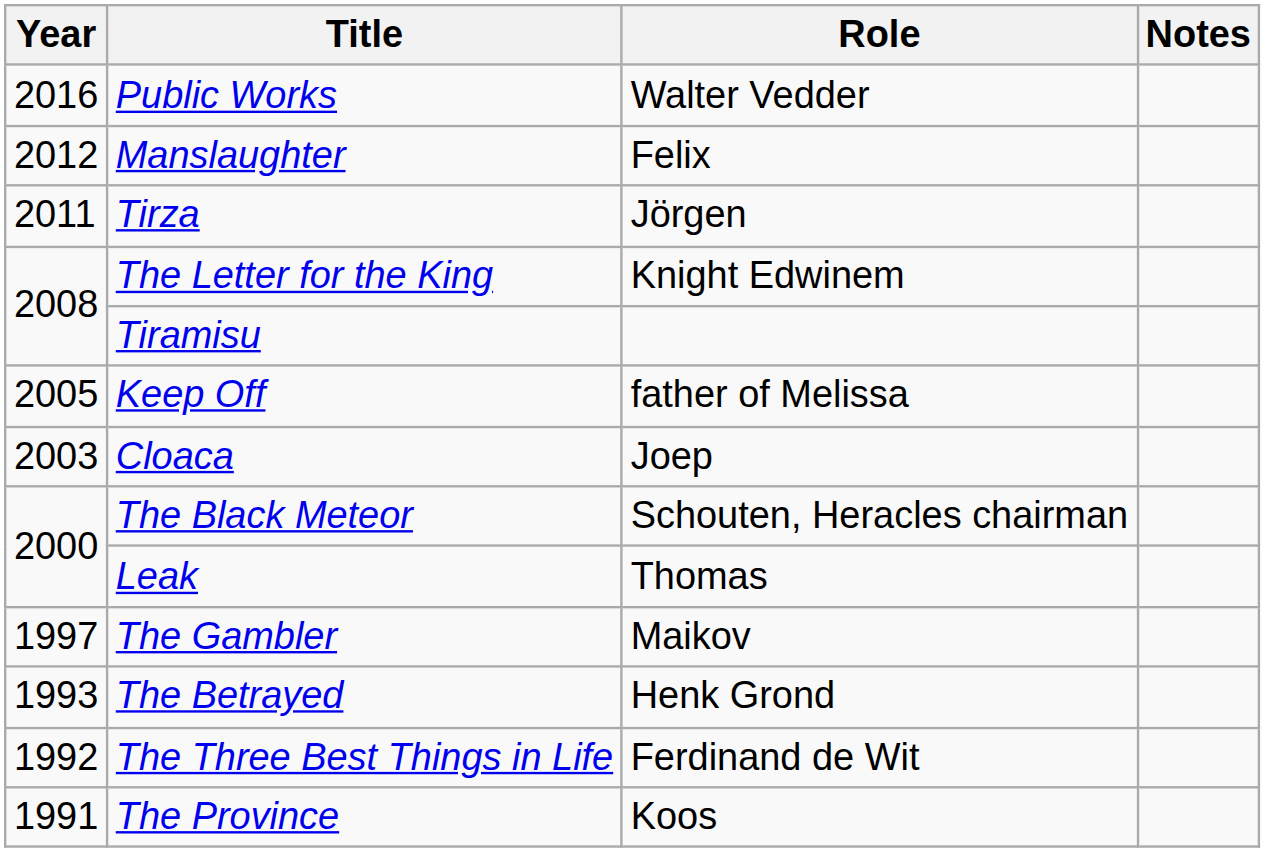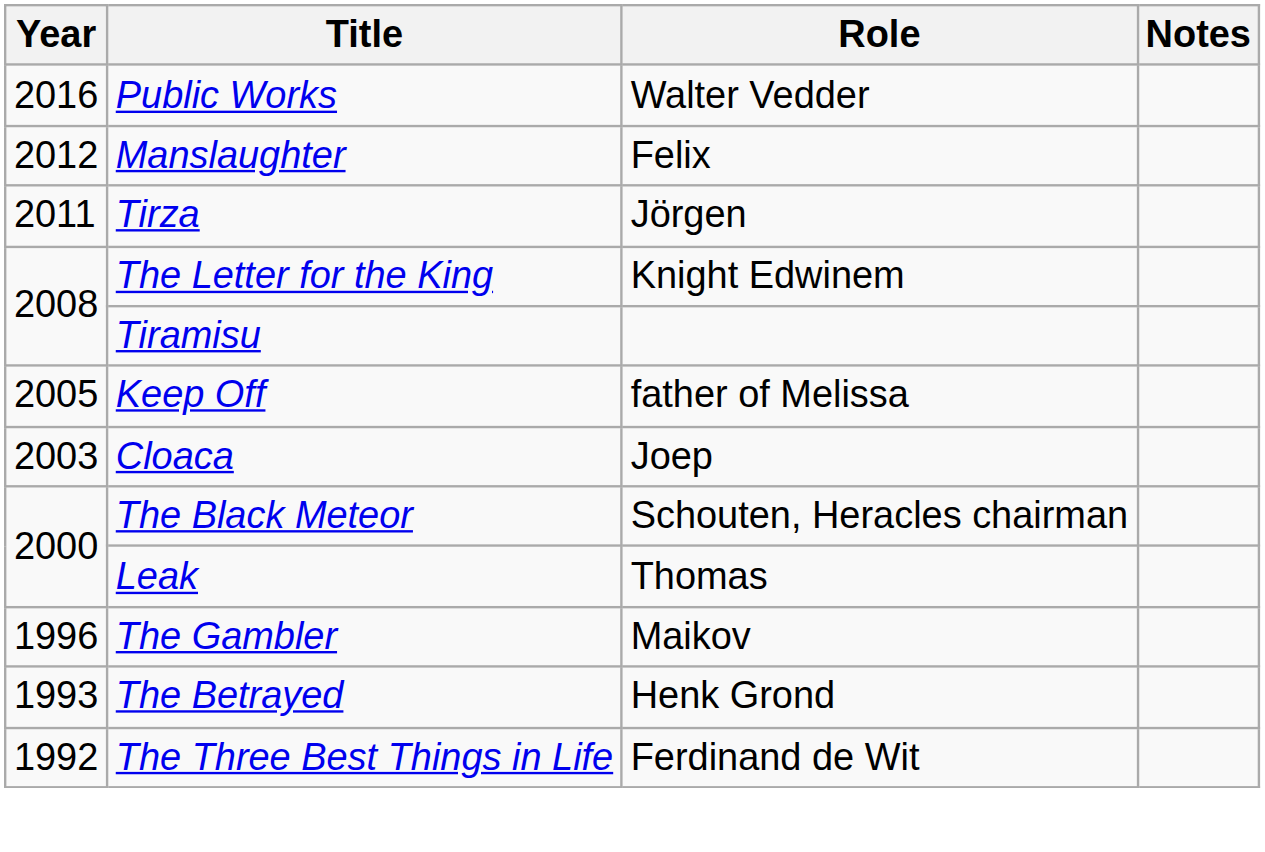(56, 635) 1997 -> (56, 635) 1996
- row: (227, 816)
